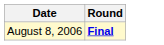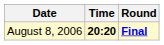+ column: (102, 13)
